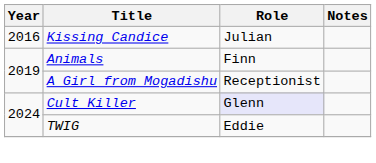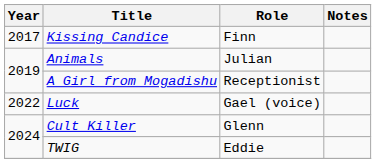(24, 38) 2016 -> (24, 38) 2017
(248, 38) Julian -> (240, 38) Finn
(240, 60) Finn -> (248, 60) Julian
+ row: (63, 104)
(244, 104) lavender background -> (244, 126) no background
